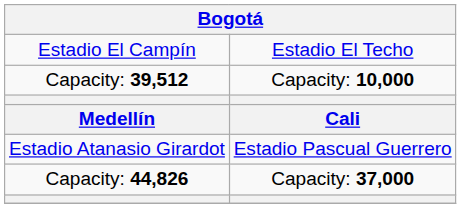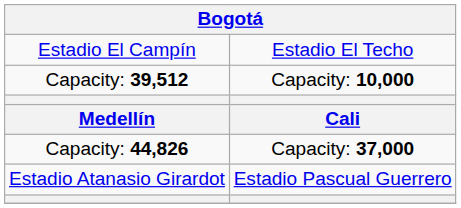rows swapped: (117, 149) <-> (117, 179)
